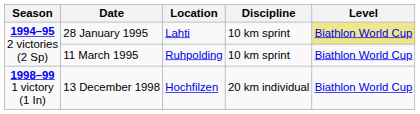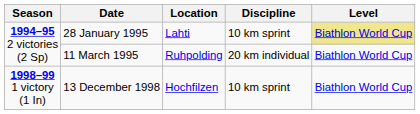(259, 55) 10 km sprint -> (269, 55) 20 km individual
(269, 87) 20 km individual -> (259, 87) 10 km sprint
